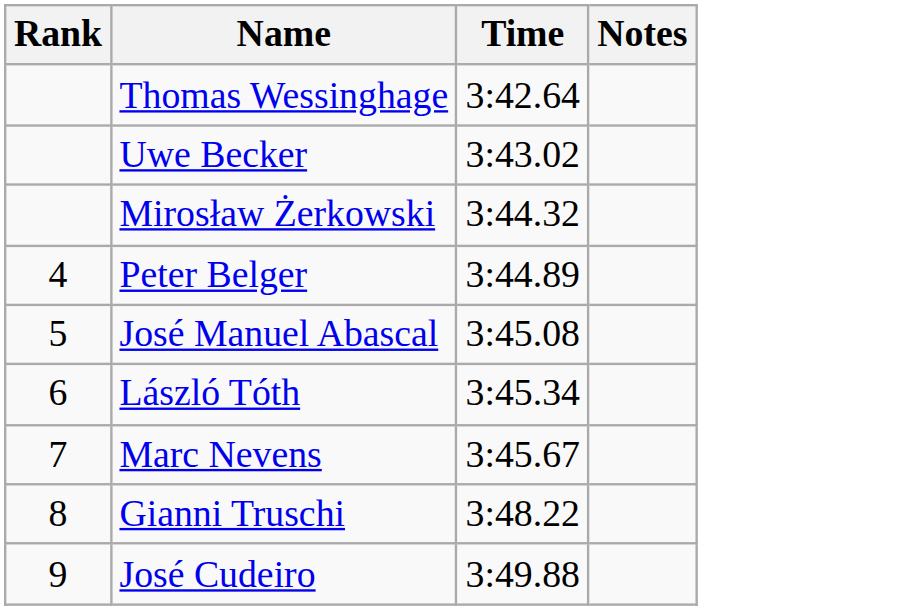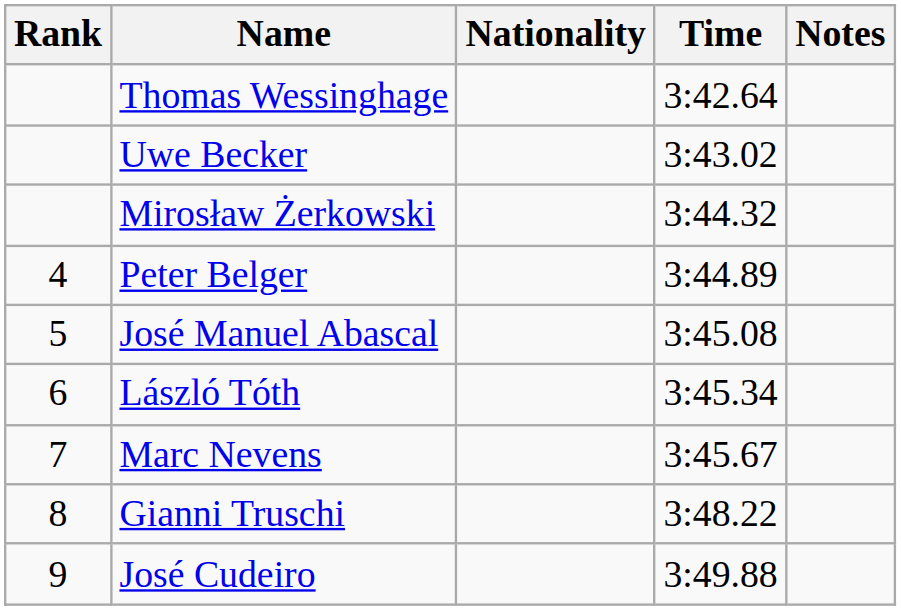+ column: (556, 34)
